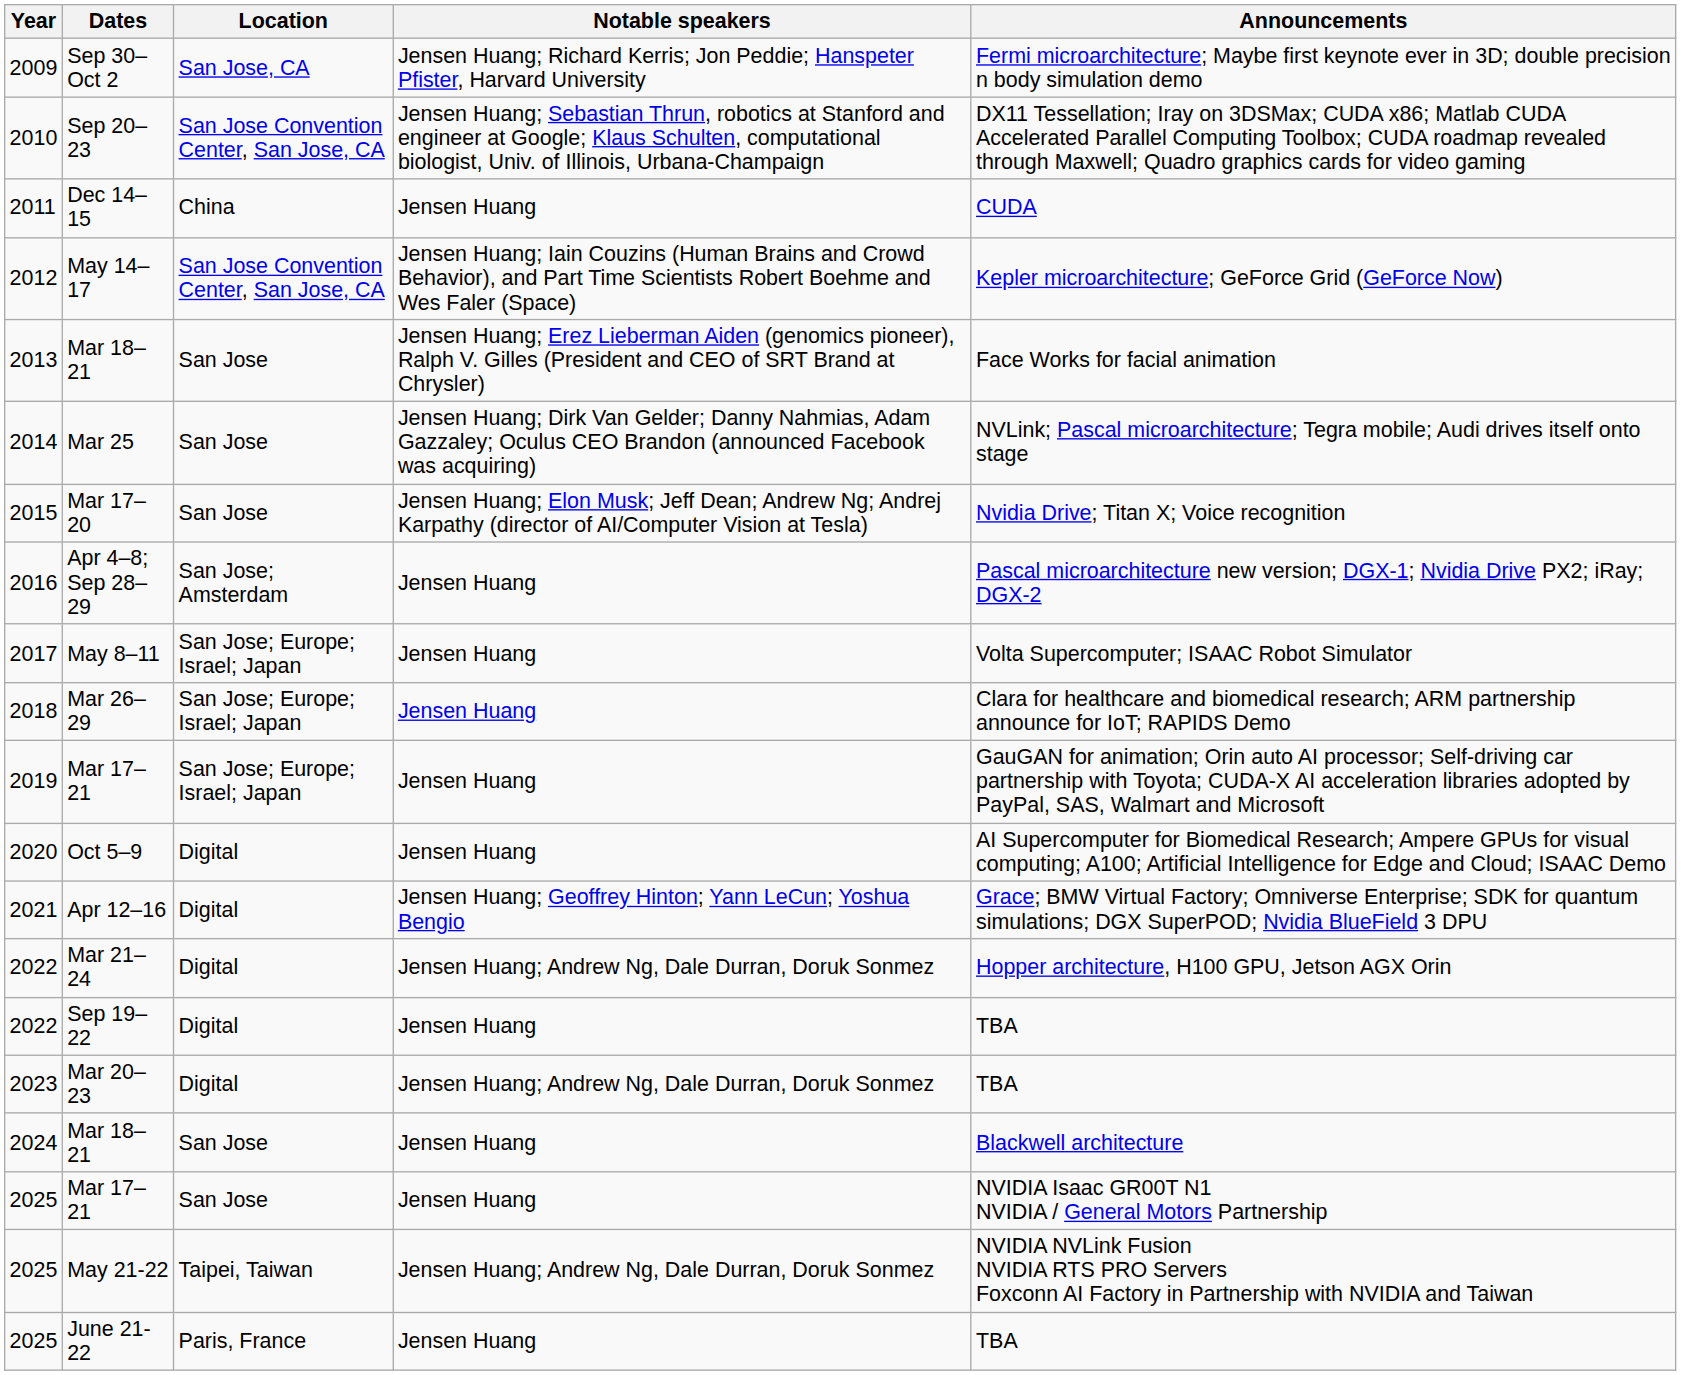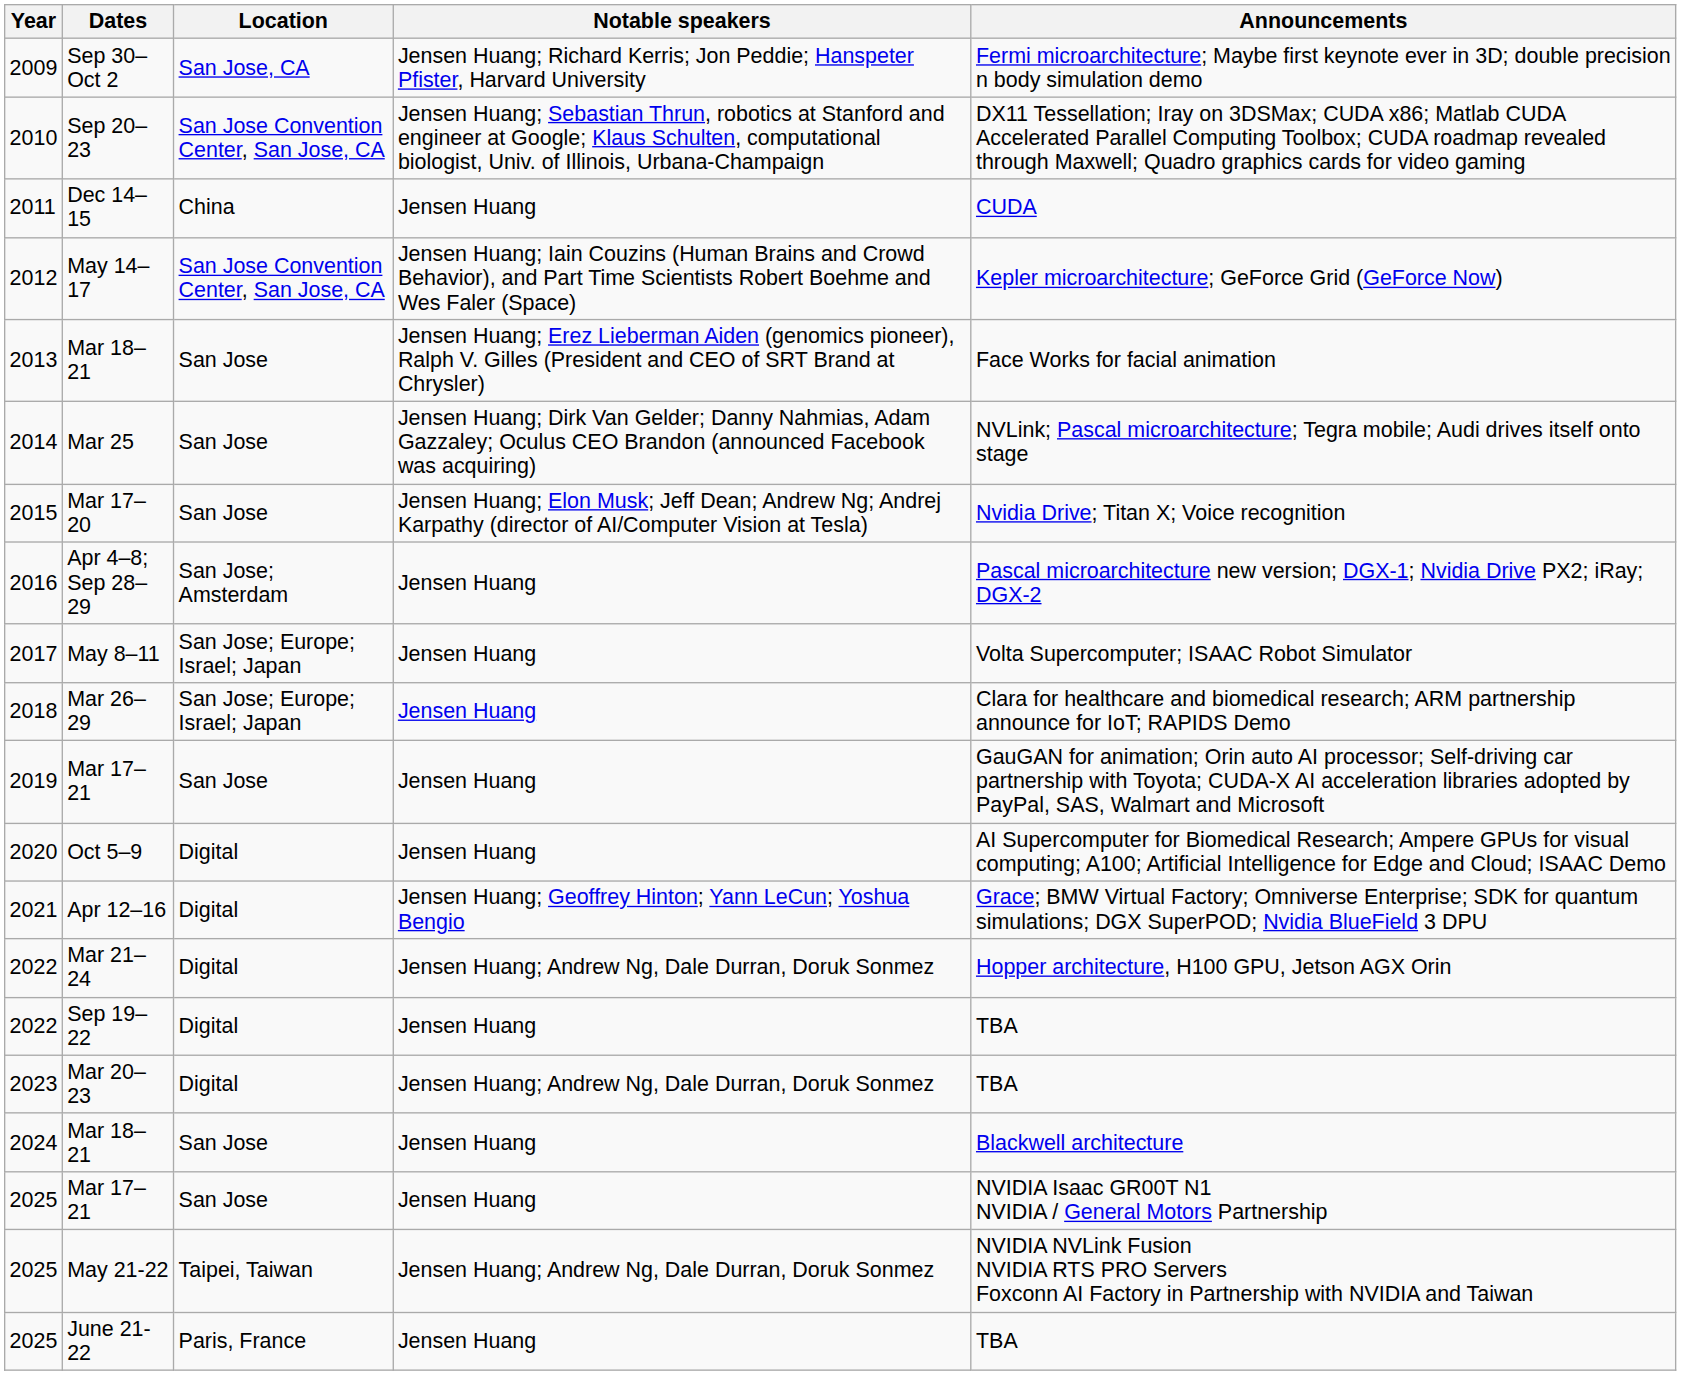(267, 781) San Jose; Europe; Israel; Japan -> (223, 781) San Jose
